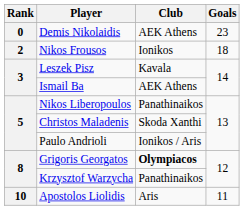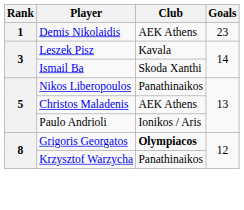(20, 31) 0 -> (20, 31) 1
- row: (73, 50)
(168, 86) AEK Athens -> (170, 68) Skoda Xanthi
(170, 123) Skoda Xanthi -> (168, 104) AEK Athens
- row: (82, 196)
